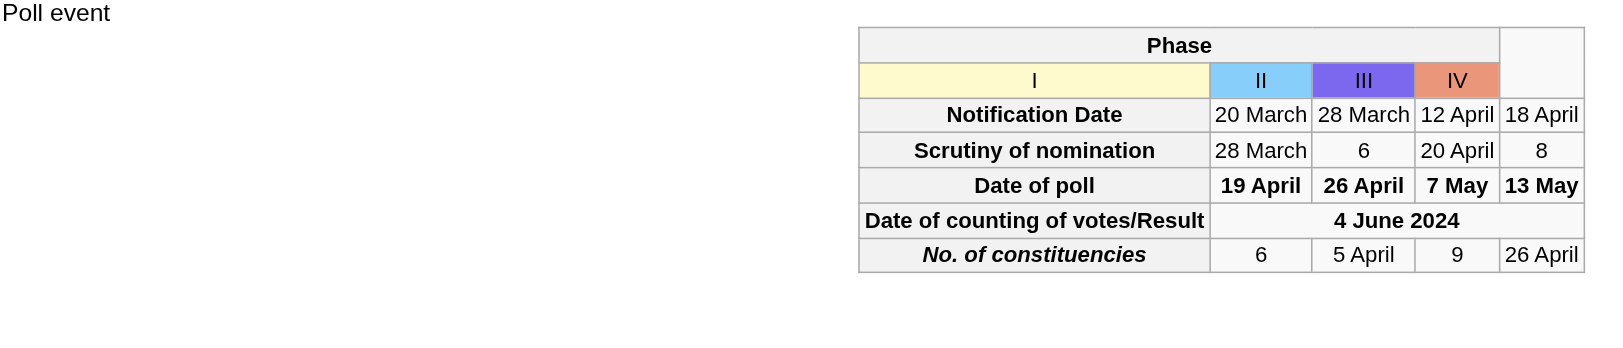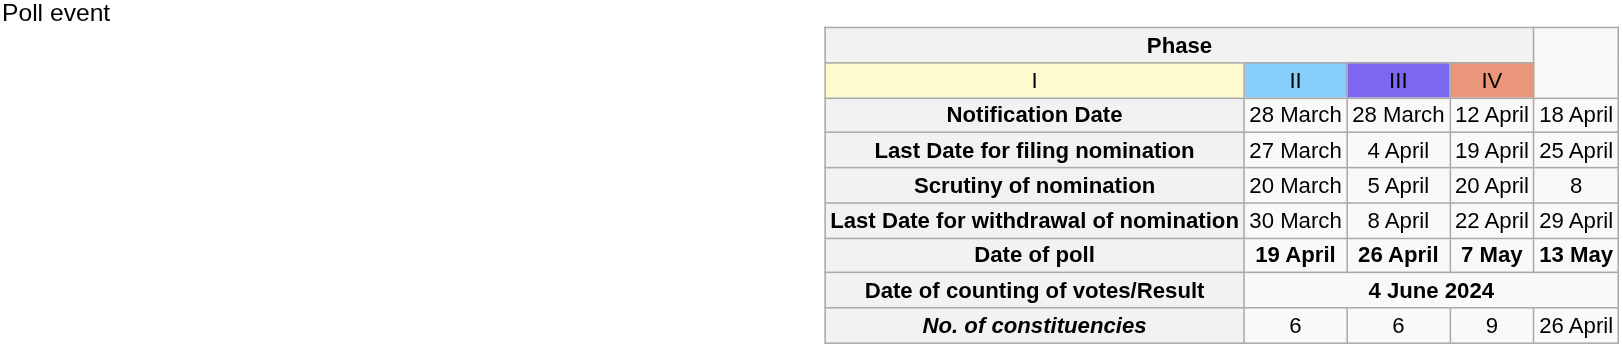(1261, 115) 20 March -> (1296, 115) 28 March
+ row: (1035, 150)
(1261, 150) 28 March -> (1296, 185) 20 March
(1364, 150) 6 -> (1398, 185) 5 April
+ row: (1035, 220)
(1364, 255) 5 April -> (1398, 325) 6
